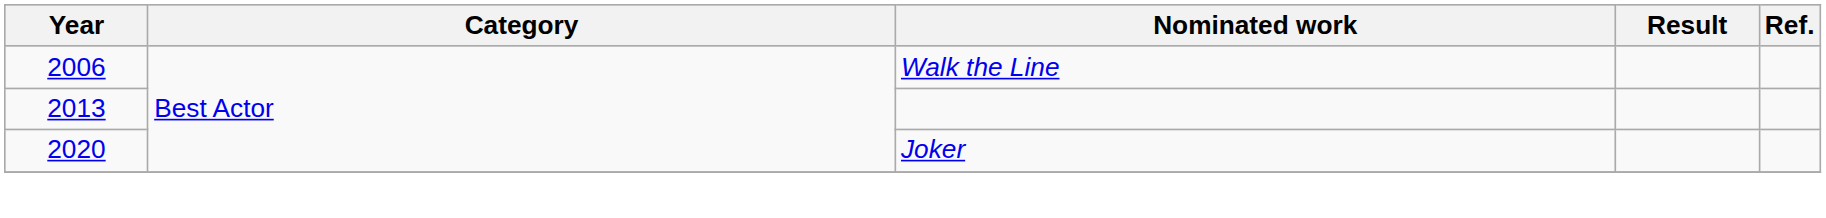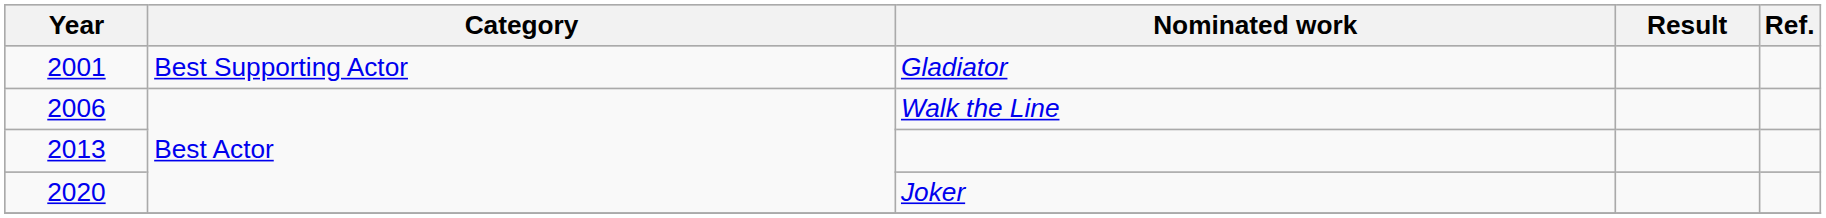+ row: (76, 66)
